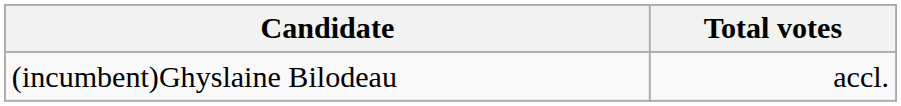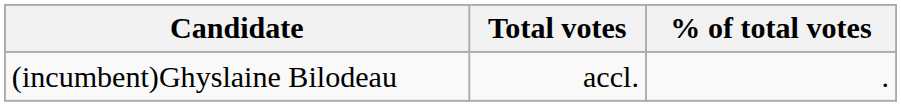+ column: (771, 28)
